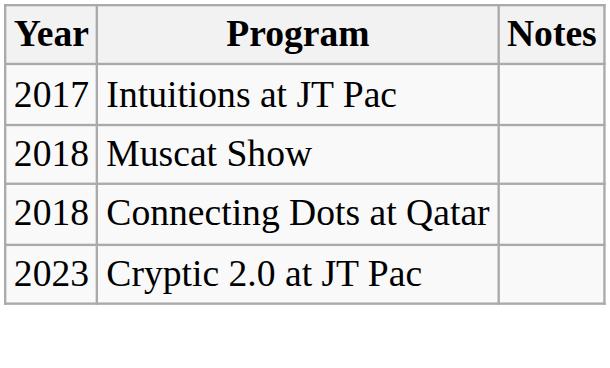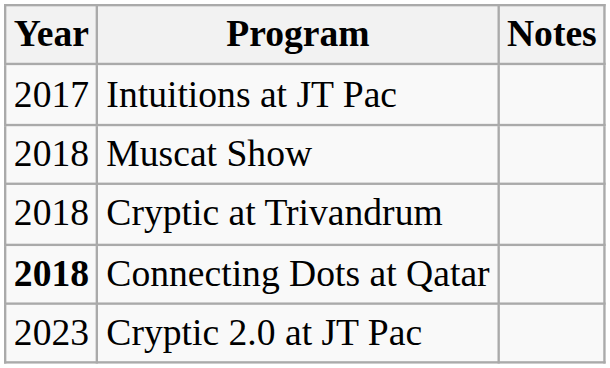+ row: (275, 213)
(51, 213) normal -> (51, 272) bold
